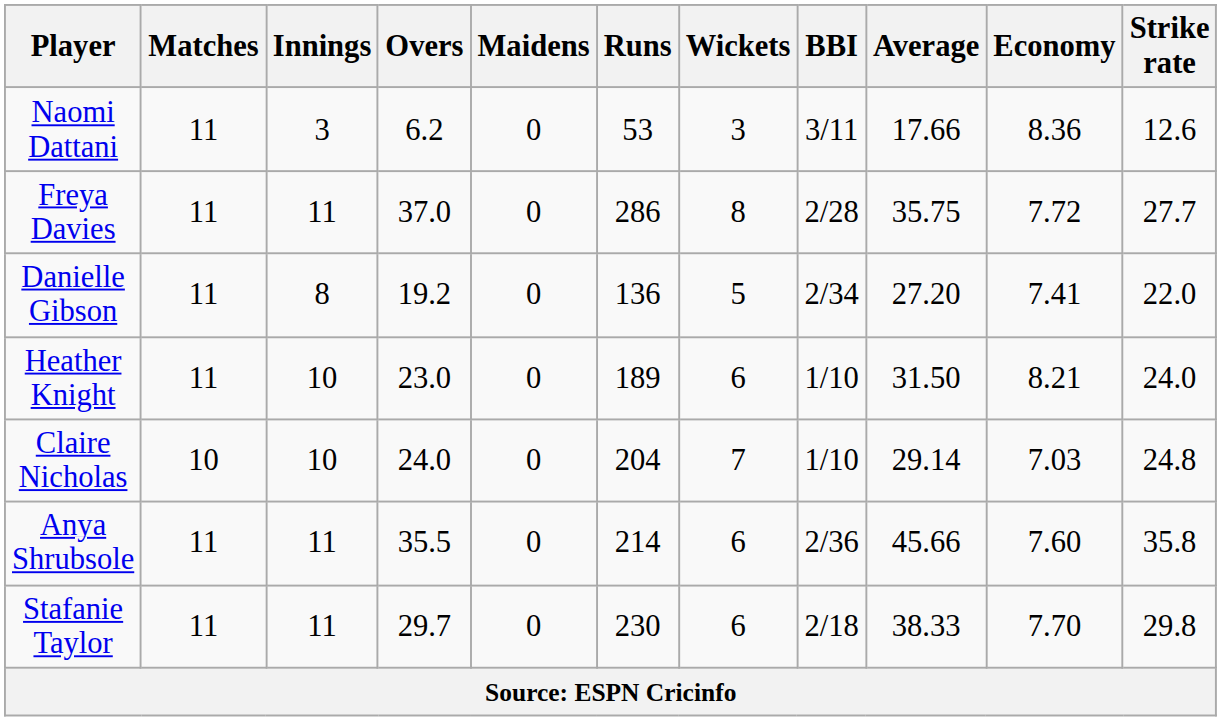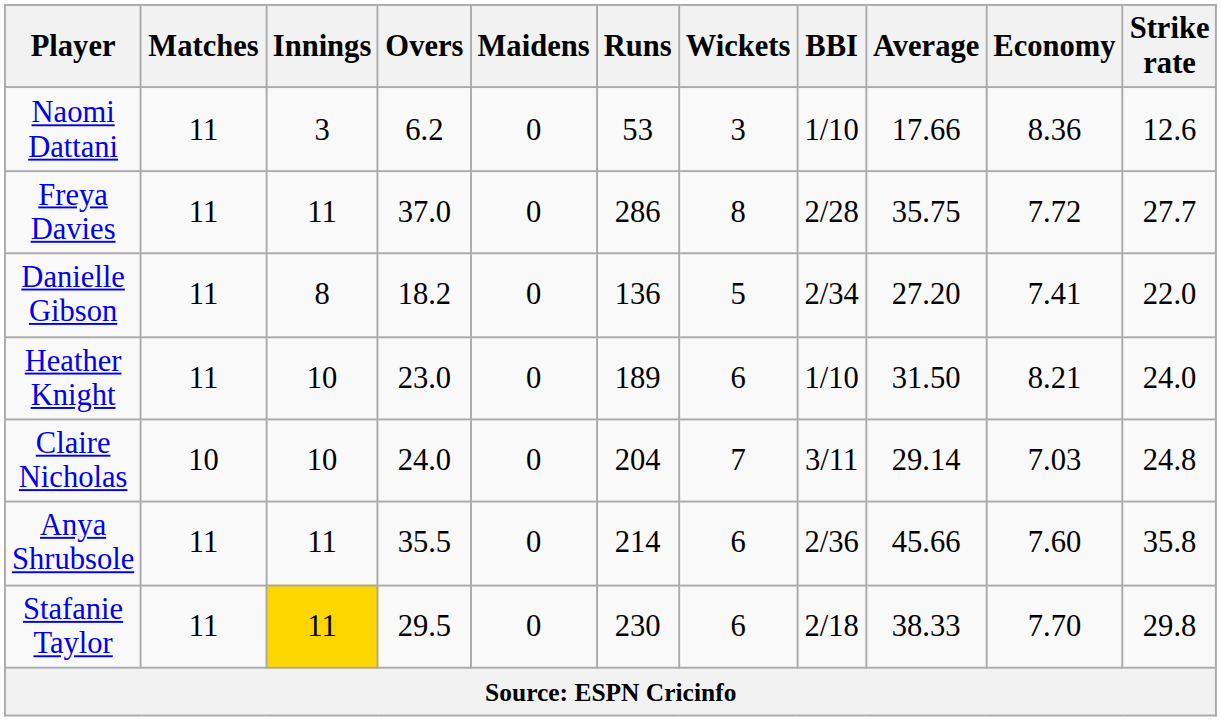(832, 128) 3/11 -> (832, 128) 1/10
(424, 294) 19.2 -> (424, 294) 18.2
(832, 460) 1/10 -> (832, 460) 3/11
(322, 625) no background -> (322, 625) gold background
(424, 625) 29.7 -> (424, 625) 29.5
